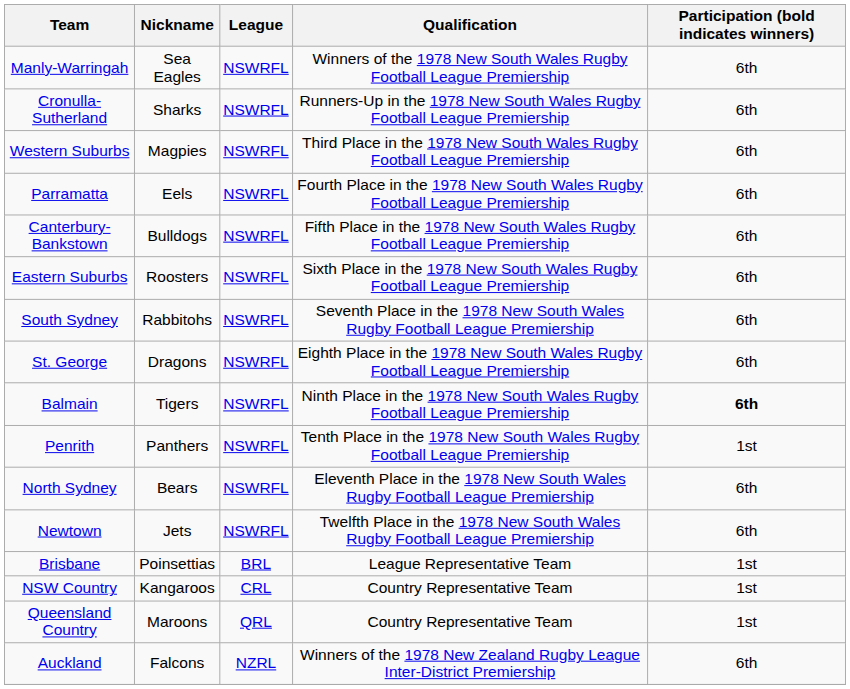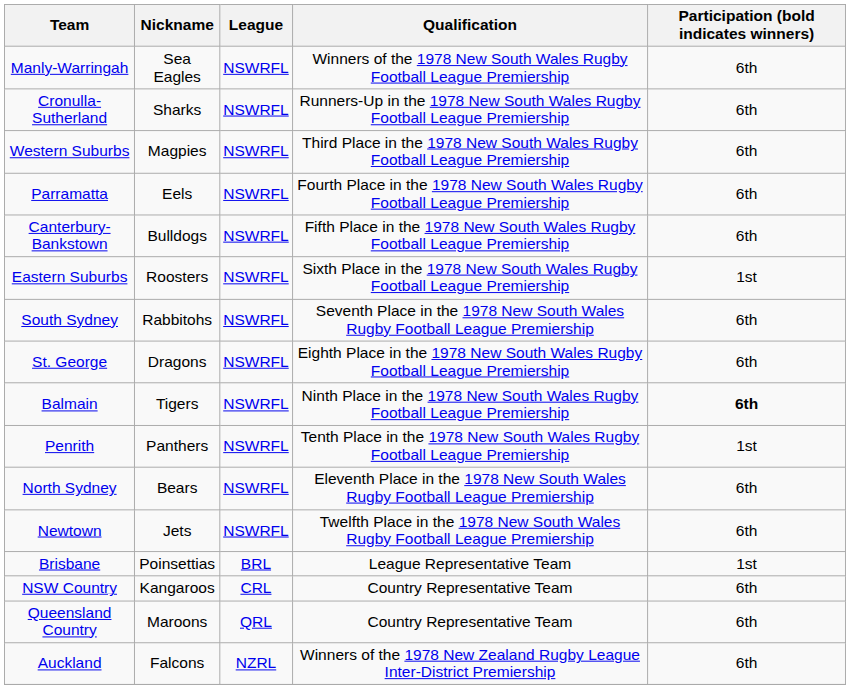(747, 277) 6th -> (747, 277) 1st
(747, 588) 1st -> (747, 588) 6th
(747, 621) 1st -> (747, 621) 6th
